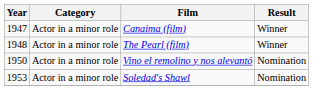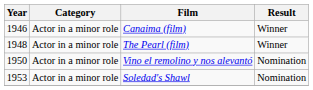(17, 28) 1947 -> (17, 28) 1946
